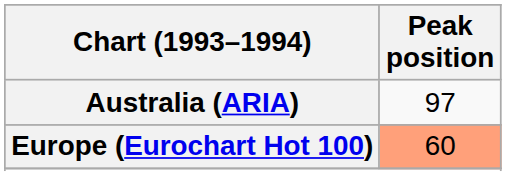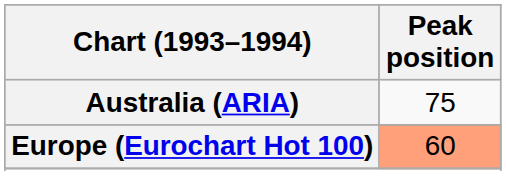(440, 102) 97 -> (440, 102) 75
